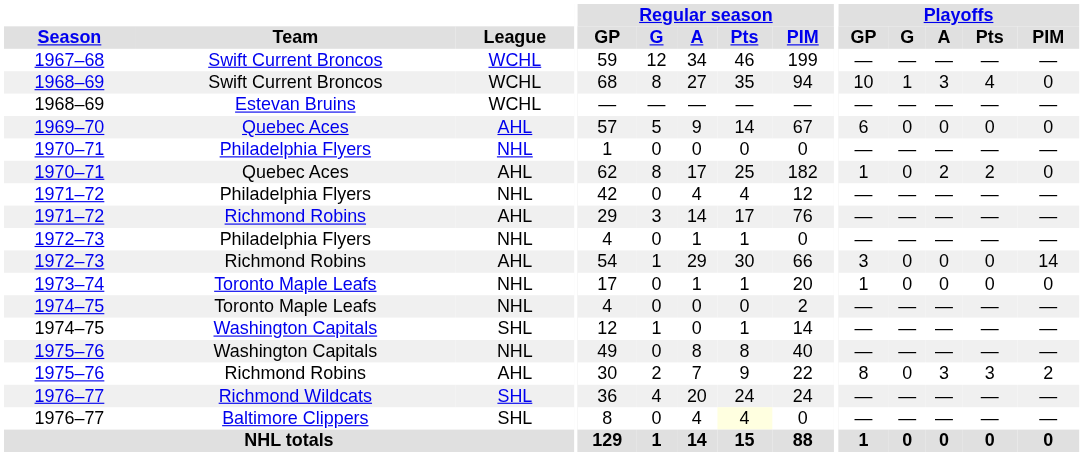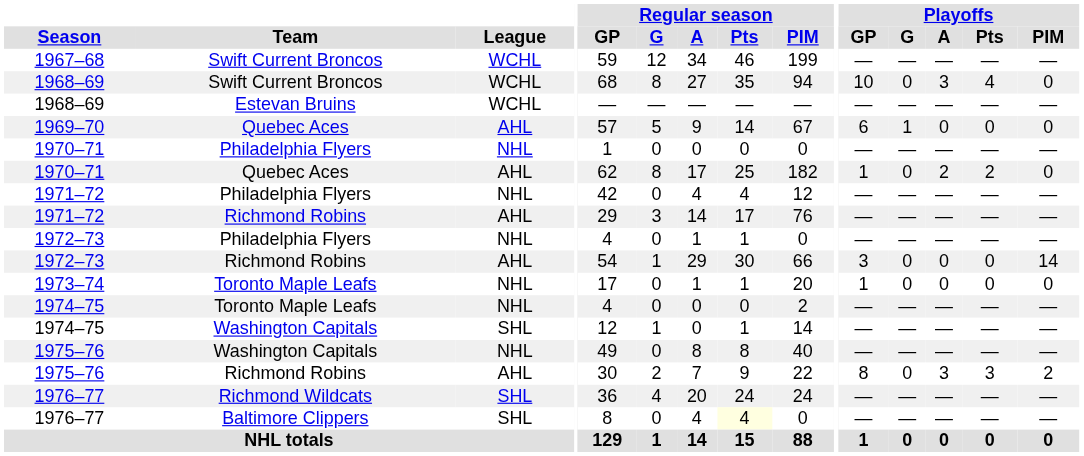(907, 82) 1 -> (907, 82) 0
(907, 127) 0 -> (907, 127) 1
